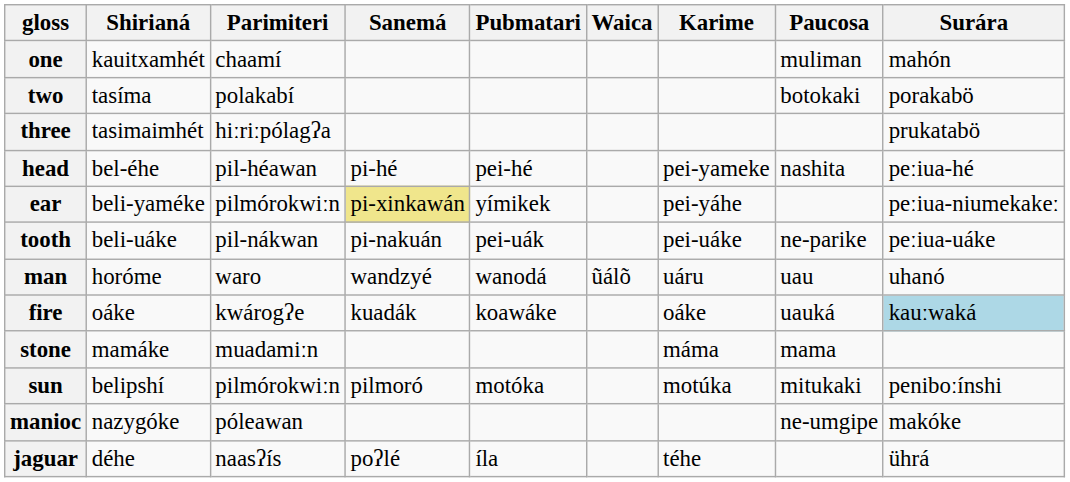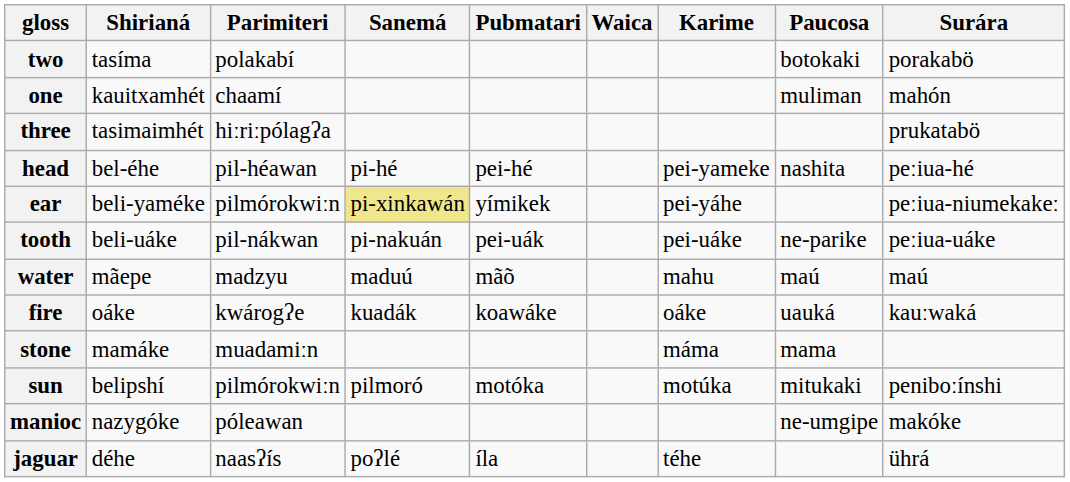rows swapped: (46, 58) <-> (46, 95)
- row: (46, 276)
+ row: (46, 276)
(933, 312) lightblue background -> (933, 312) no background
